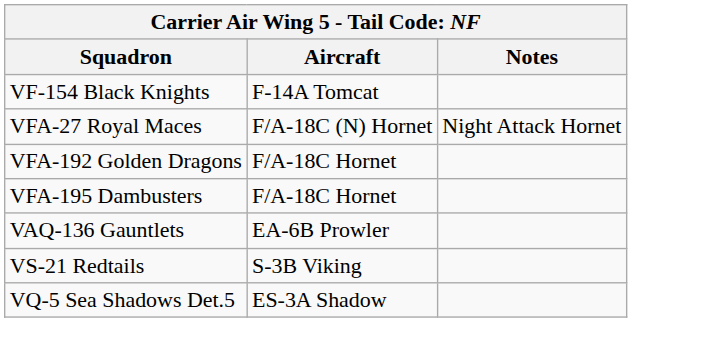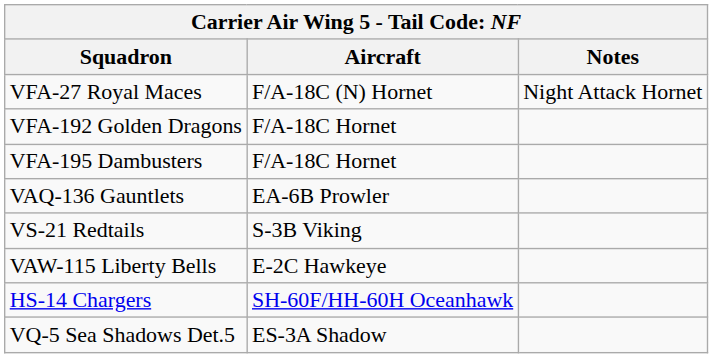- row: (110, 91)
+ row: (113, 265)
+ row: (80, 299)
